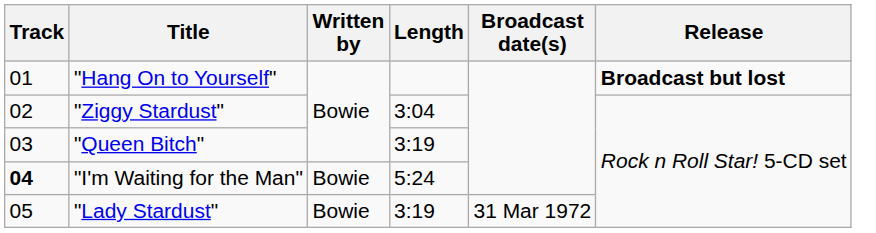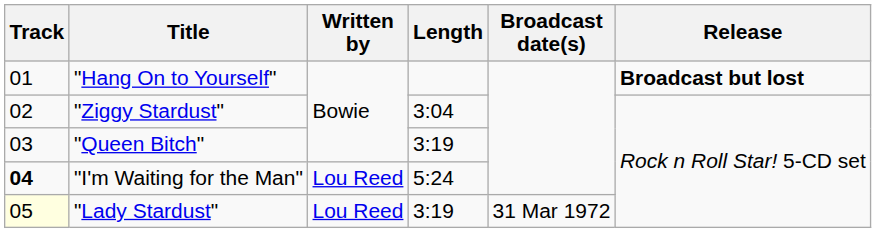(341, 177) Bowie -> (358, 177) Lou Reed
(21, 210) no background -> (21, 210) lightyellow background
(341, 210) Bowie -> (358, 210) Lou Reed
